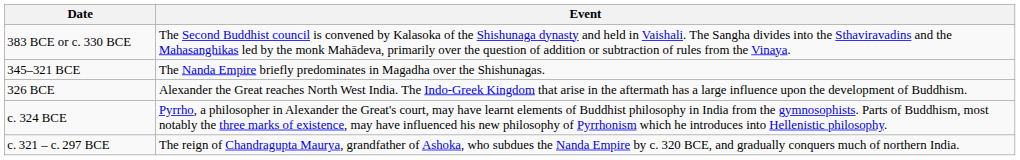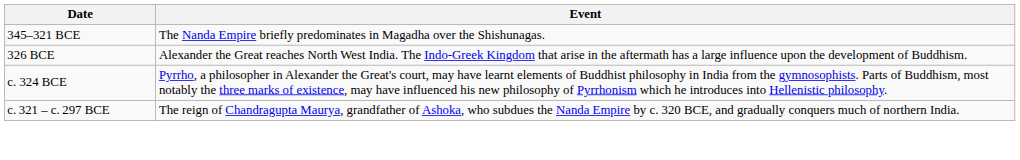- row: (69, 42)
